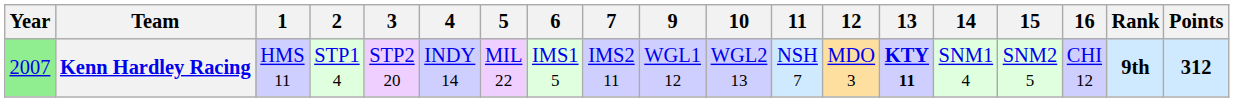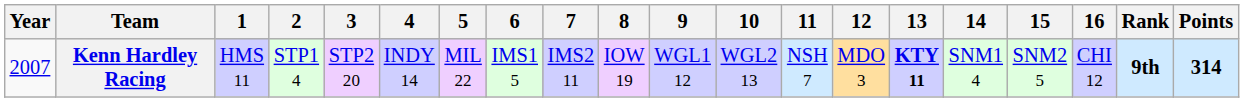+ column: (624, 21)
(30, 67) lightgreen background -> (30, 67) no background
(1196, 67) 312 -> (1206, 67) 314
